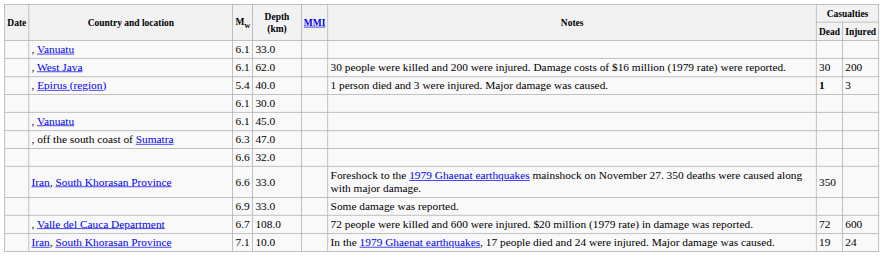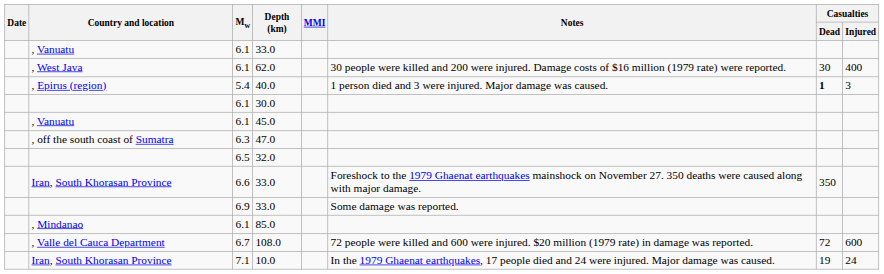(854, 67) 200 -> (854, 67) 400
(243, 157) 6.6 -> (243, 157) 6.5
+ row: (57, 224)
